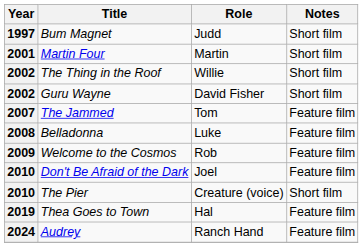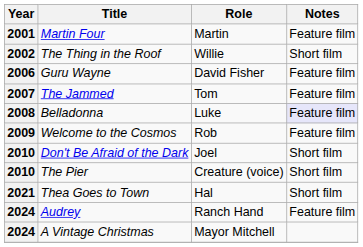- row: (76, 34)
(316, 53) Short film -> (322, 34) Feature film
(21, 93) 2002 -> (21, 73) 2006
(316, 93) Short film -> (322, 73) Feature film
(322, 133) no background -> (322, 113) lavender background
(322, 172) Feature film -> (316, 152) Short film
(21, 212) 2019 -> (21, 192) 2021
(322, 212) Feature film -> (316, 192) Short film
+ row: (97, 232)
